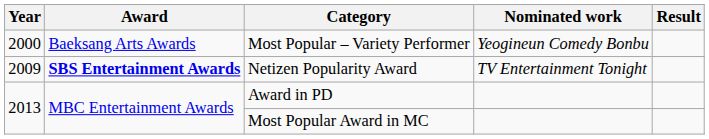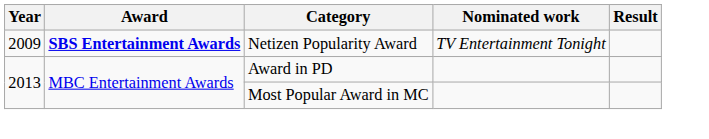- row: (359, 43)
